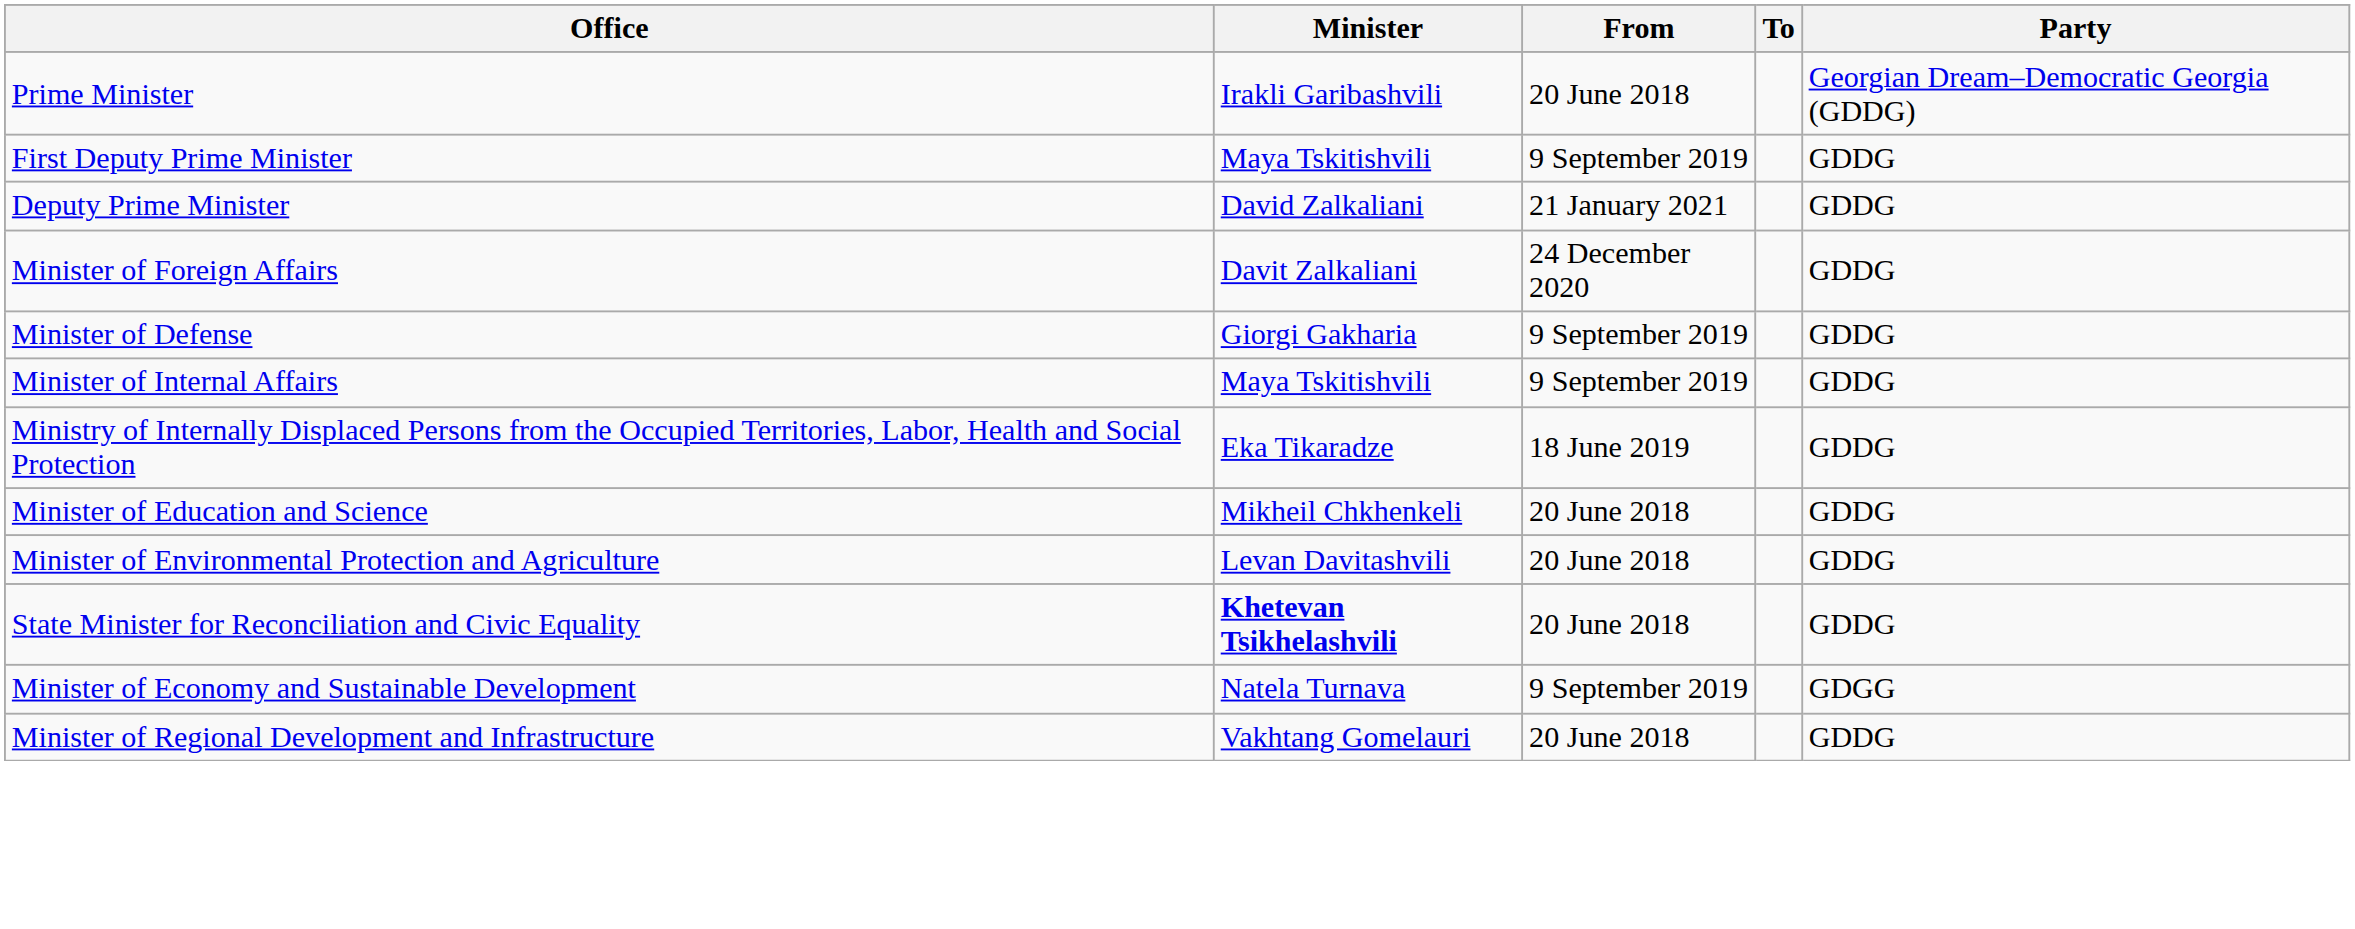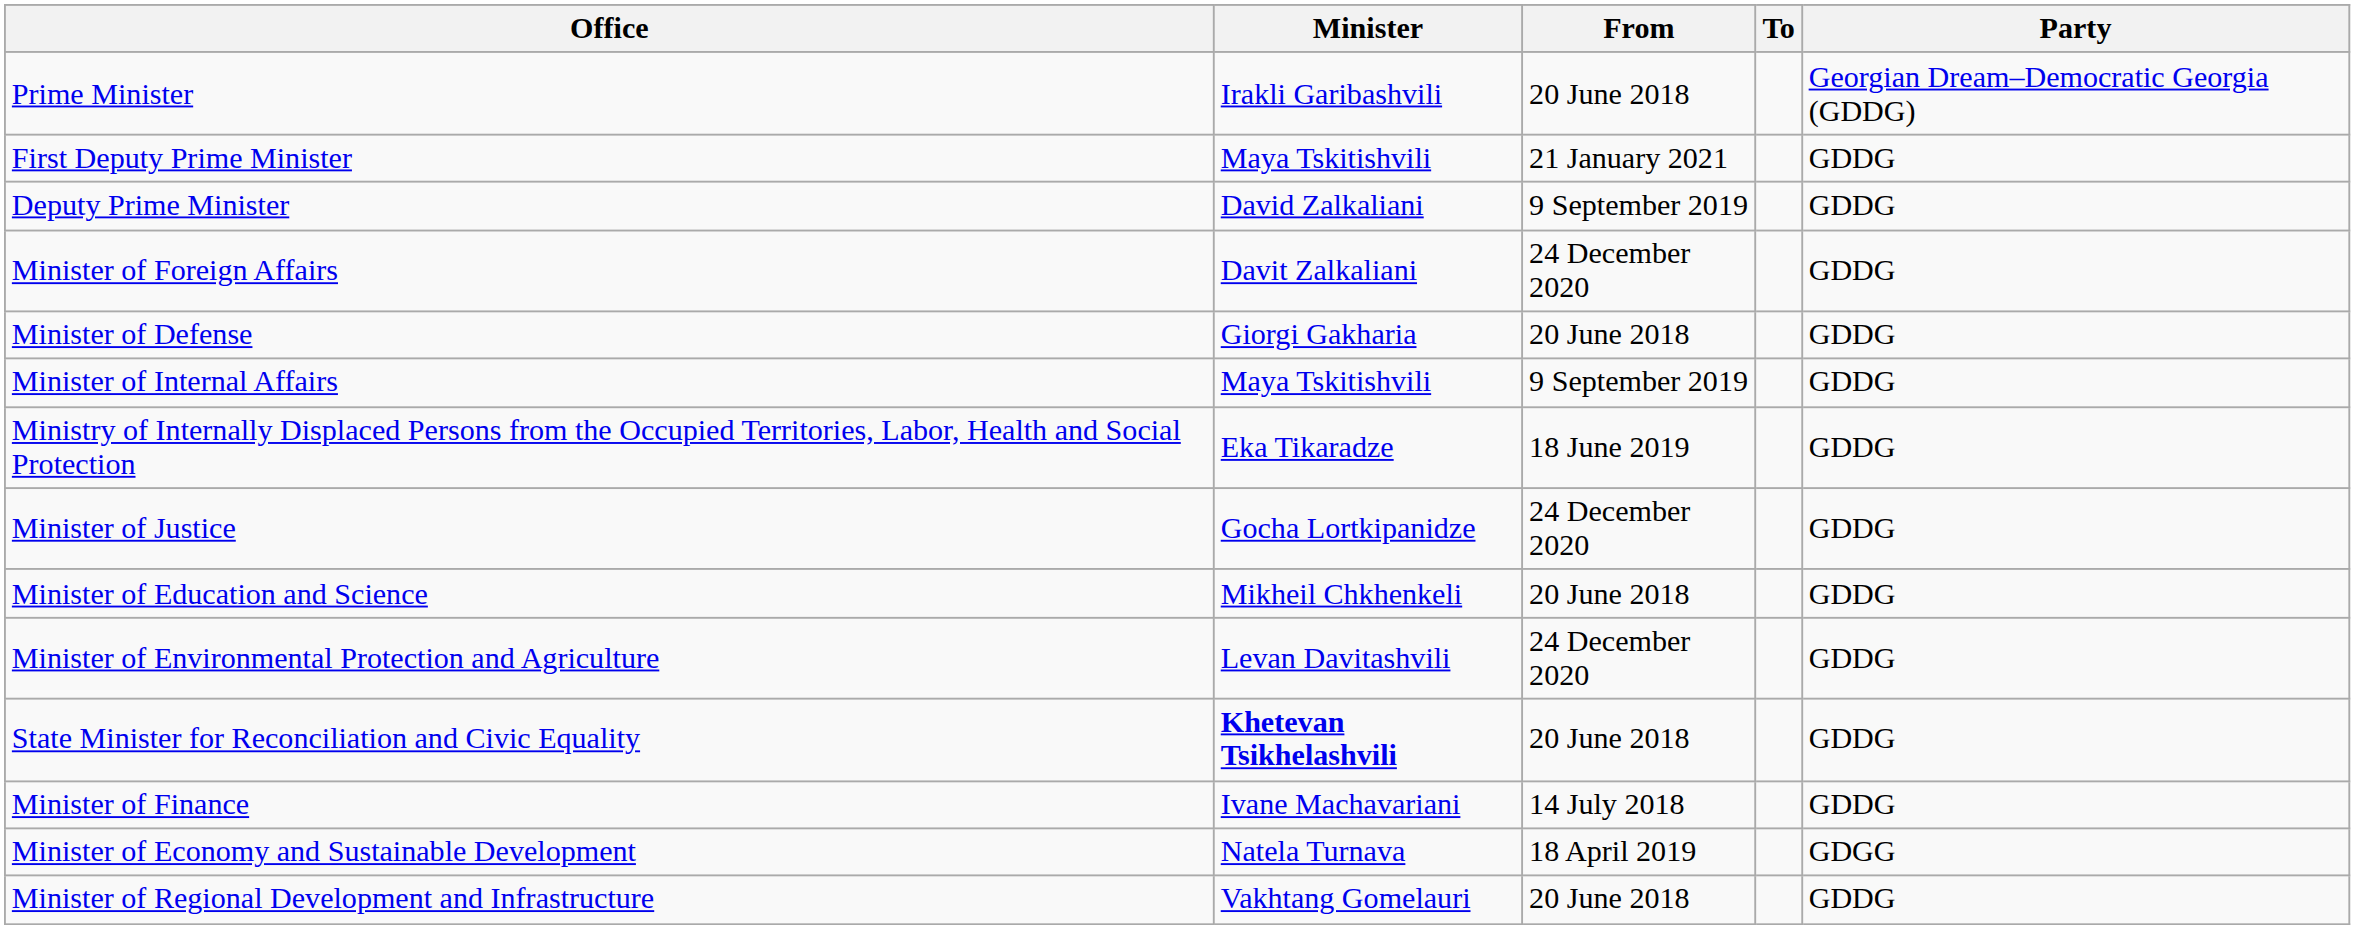(1639, 157) 9 September 2019 -> (1629, 157) 21 January 2021
(1629, 205) 21 January 2021 -> (1639, 205) 9 September 2019
(1639, 334) 9 September 2019 -> (1609, 334) 20 June 2018
+ row: (124, 528)
(1609, 559) 20 June 2018 -> (1610, 657) 24 December 2020
+ row: (131, 803)
(1639, 688) 9 September 2019 -> (1613, 851) 18 April 2019
